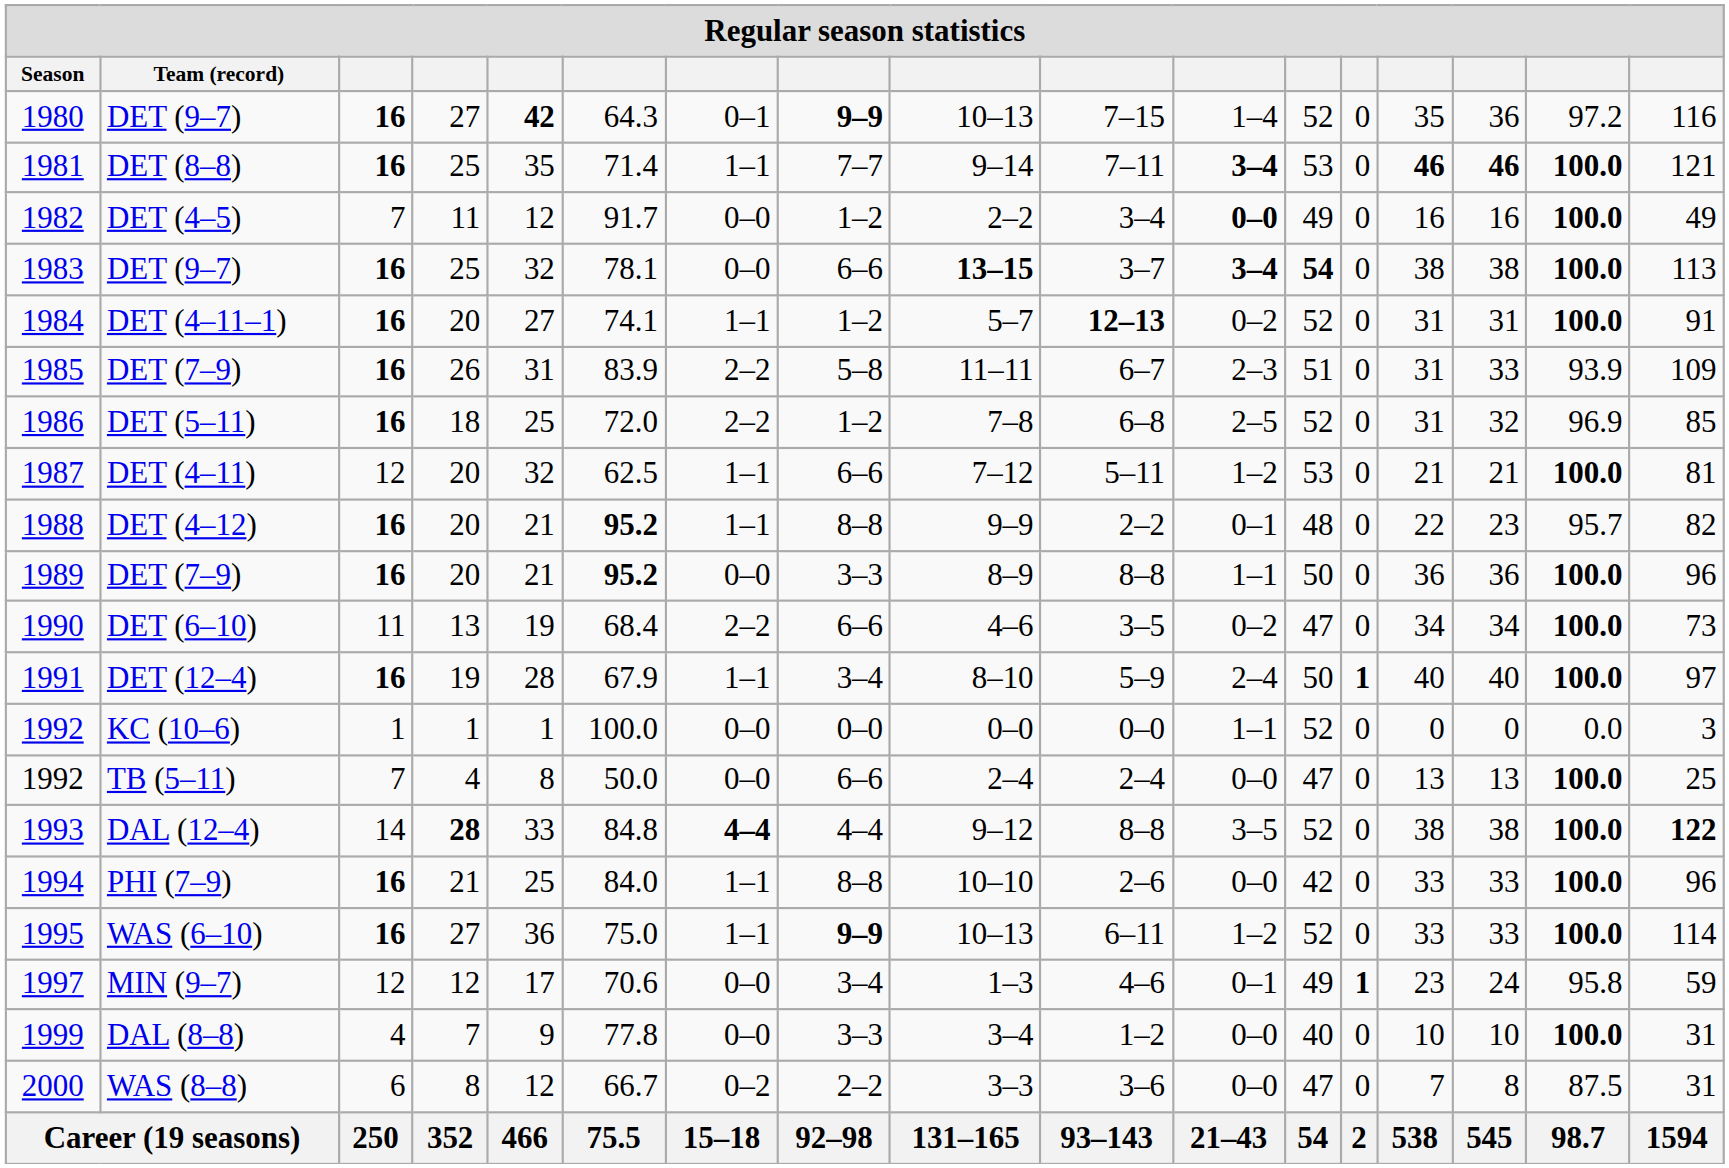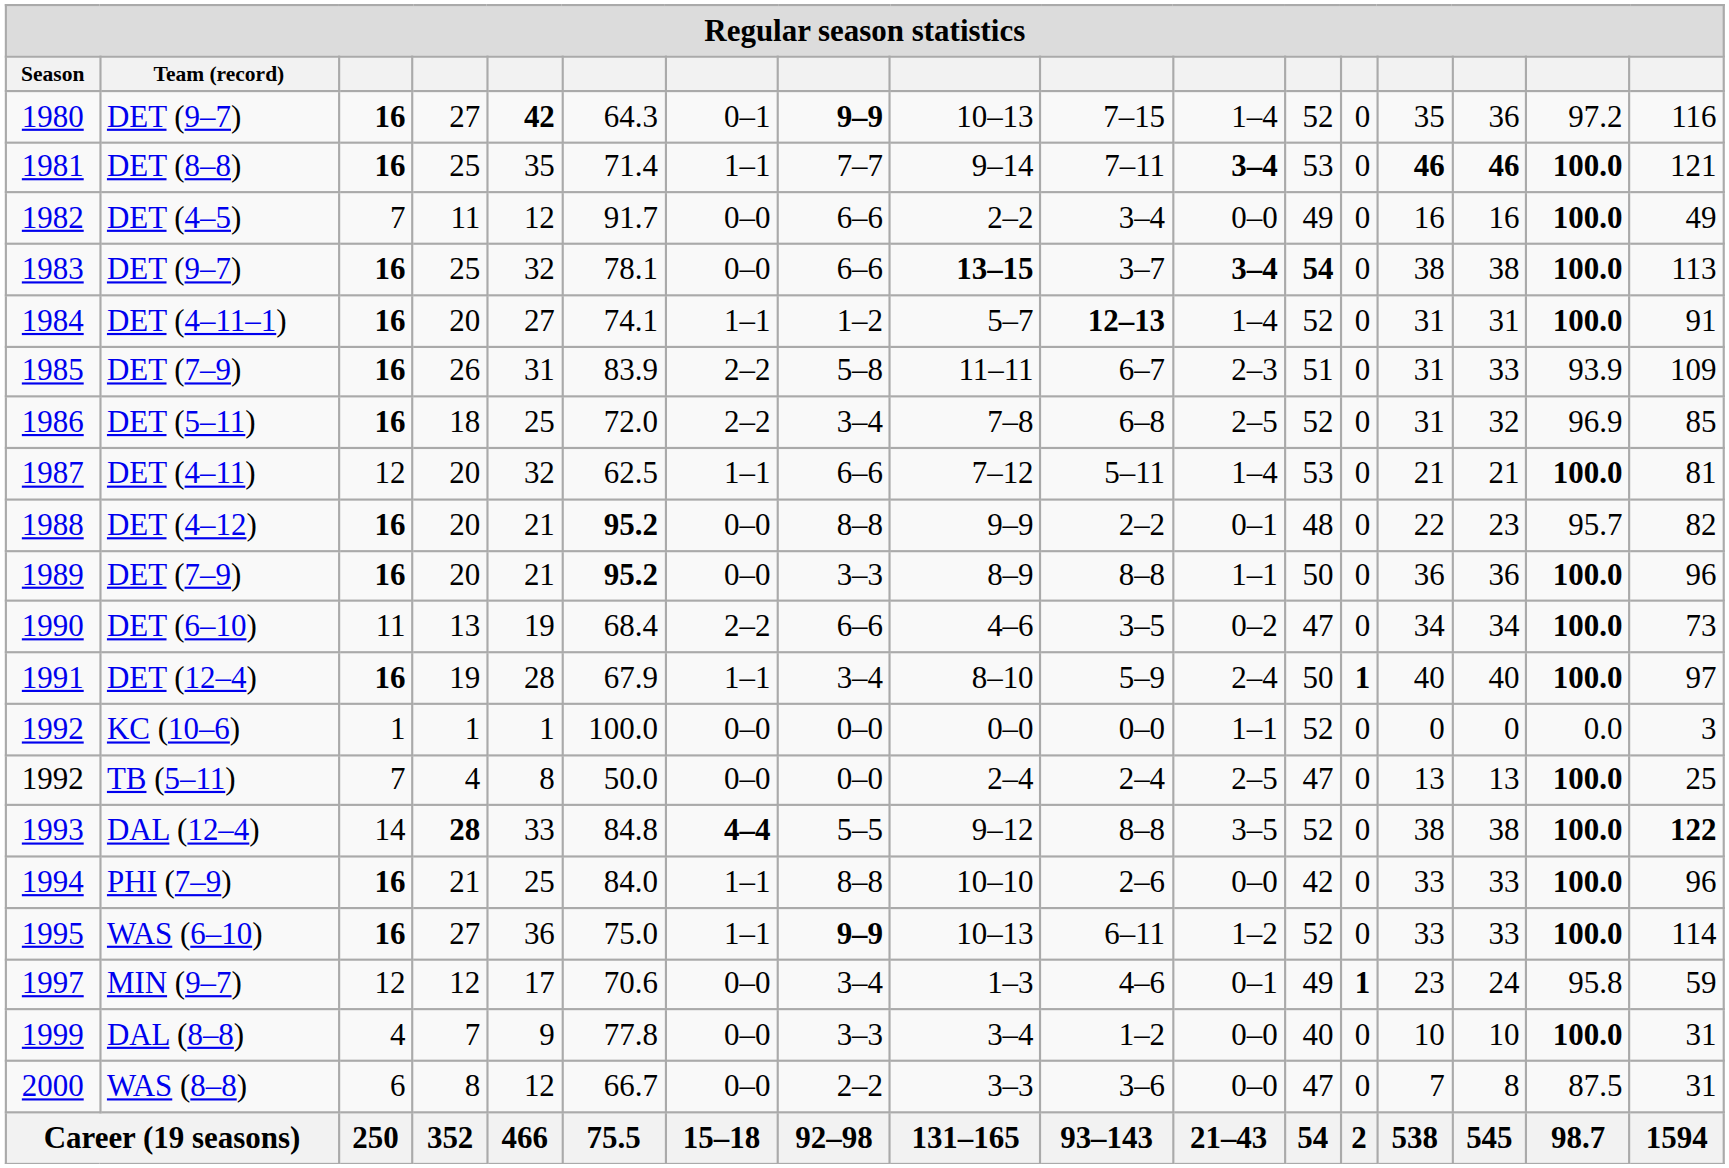(860, 217) 1–2 -> (860, 217) 6–6
(1254, 217) bold -> (1254, 217) normal
(1254, 319) 0–2 -> (1254, 319) 1–4
(860, 421) 1–2 -> (860, 421) 3–4
(1254, 472) 1–2 -> (1254, 472) 1–4
(747, 523) 1–1 -> (747, 523) 0–0
(860, 779) 6–6 -> (860, 779) 0–0
(1254, 779) 0–0 -> (1254, 779) 2–5
(860, 830) 4–4 -> (860, 830) 5–5
(747, 1085) 0–2 -> (747, 1085) 0–0
